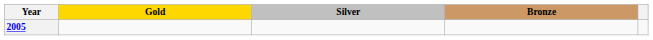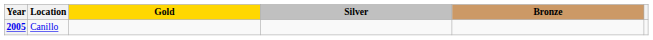+ column: (48, 12)
